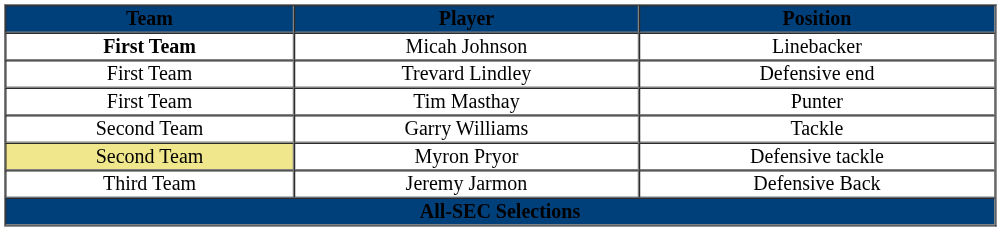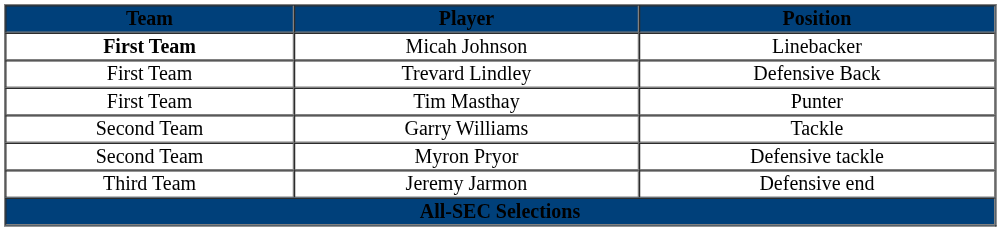(817, 73) Defensive end -> (817, 73) Defensive Back
(150, 156) khaki background -> (150, 156) no background
(817, 183) Defensive Back -> (817, 183) Defensive end
